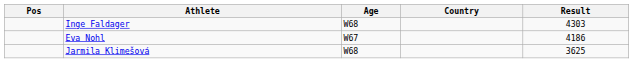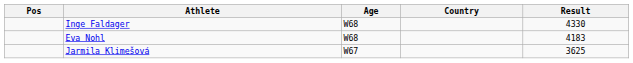(576, 24) 4303 -> (576, 24) 4330
(351, 38) W67 -> (351, 38) W68
(576, 38) 4186 -> (576, 38) 4183
(351, 51) W68 -> (351, 51) W67
